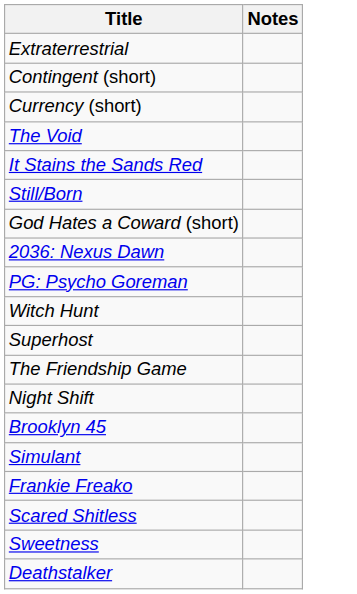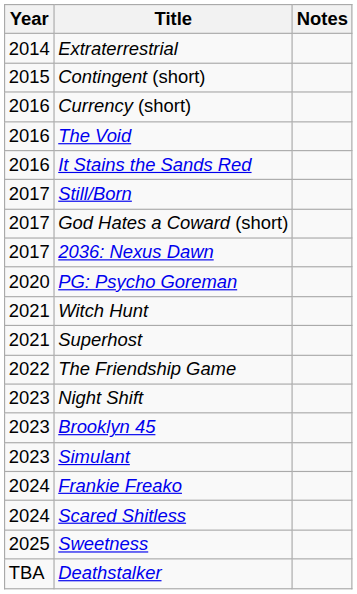+ column: (29, 19)
